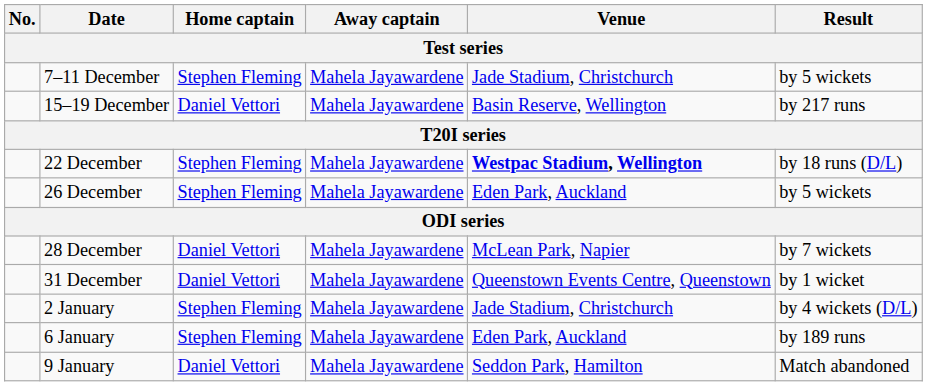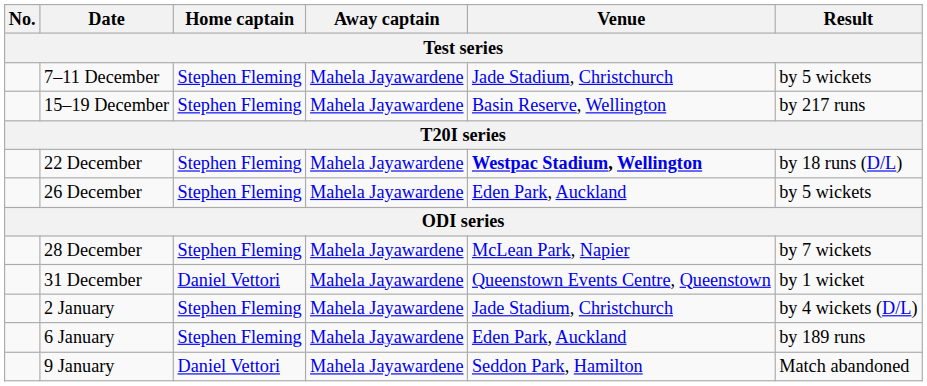(229, 105) Daniel Vettori -> (240, 105) Stephen Fleming
(229, 250) Daniel Vettori -> (240, 250) Stephen Fleming
